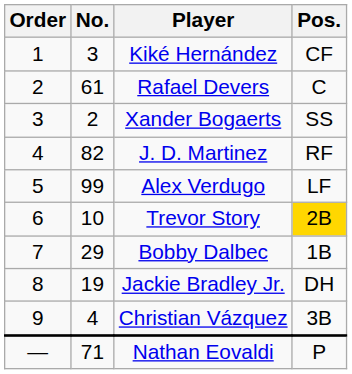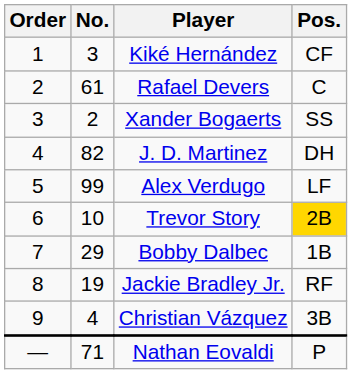(319, 152) RF -> (319, 152) DH
(319, 284) DH -> (319, 284) RF
